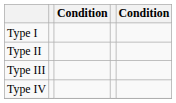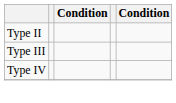- row: (22, 32)
